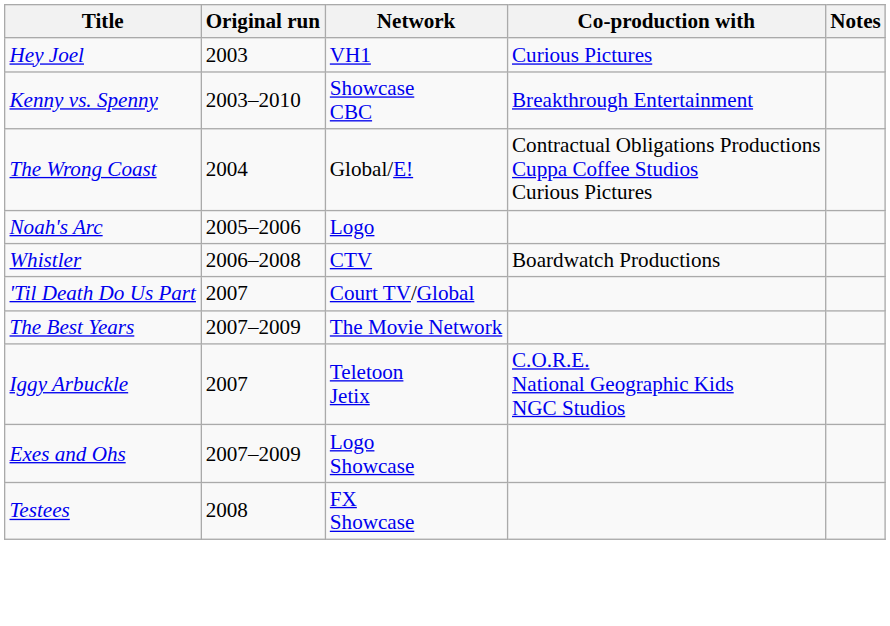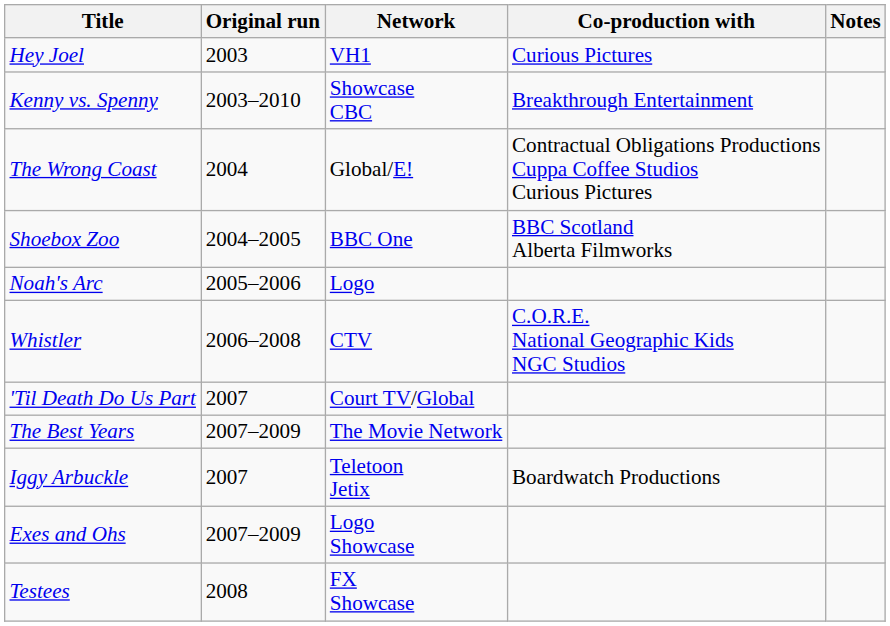+ row: (64, 238)
(616, 260) Boardwatch Productions -> (623, 341) C.O.R.E. National Geographic Kids NGC Studios
(623, 384) C.O.R.E. National Geographic Kids NGC Studios -> (616, 477) Boardwatch Productions
